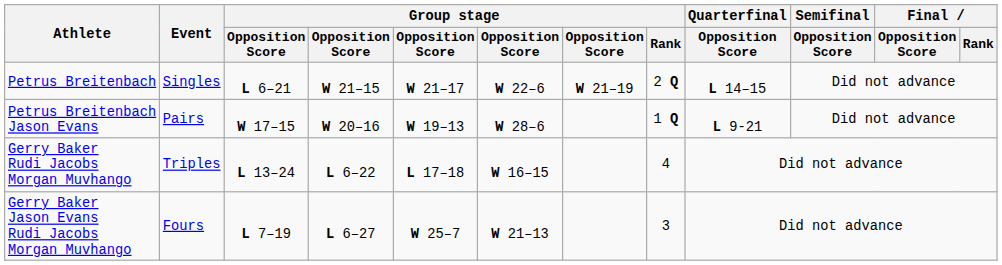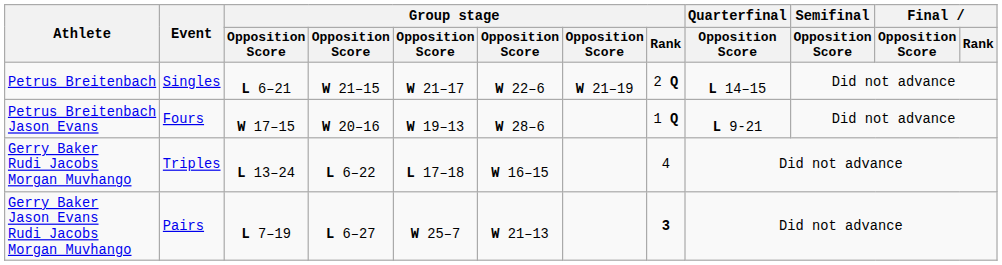(183, 119) Pairs -> (183, 119) Fours
(183, 226) Fours -> (183, 226) Pairs
(666, 226) normal -> (666, 226) bold
